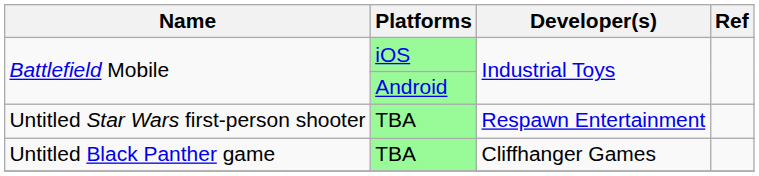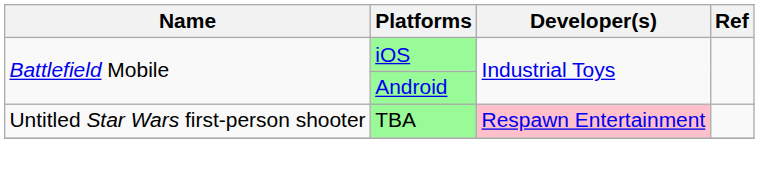(593, 120) no background -> (593, 120) pink background
- row: (142, 154)
